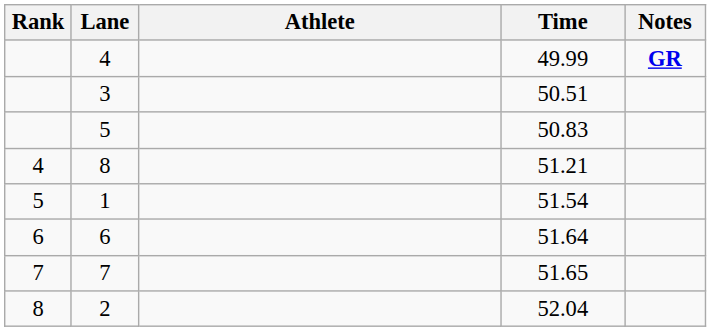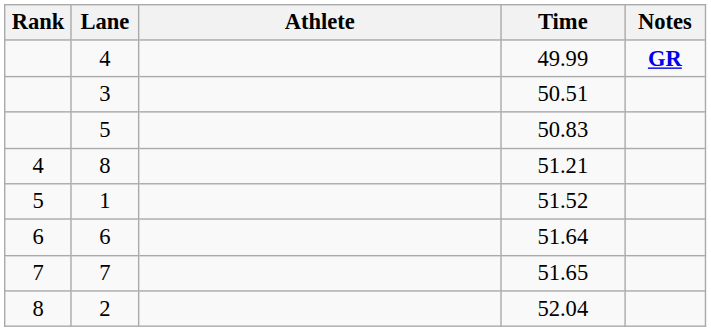(563, 201) 51.54 -> (563, 201) 51.52
